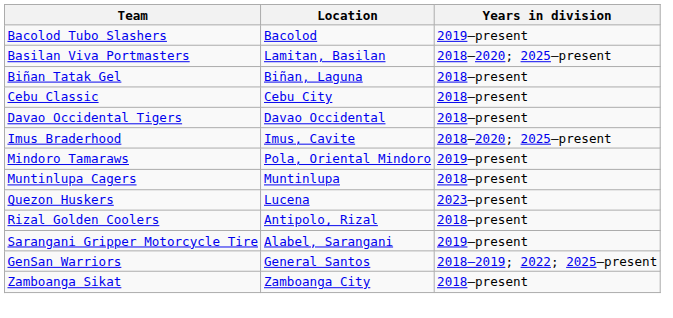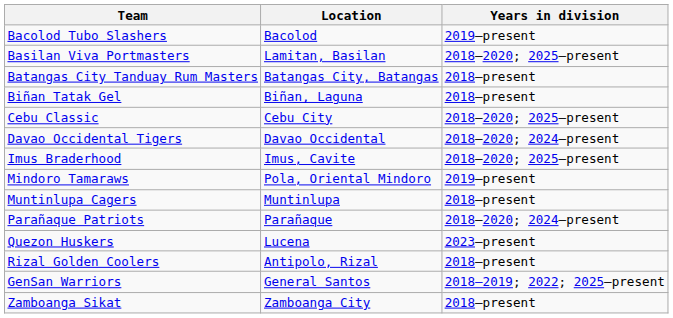+ row: (133, 76)
(483, 97) 2018–present -> (532, 118) 2018–2020; 2025–present
(483, 118) 2018–present -> (532, 138) 2018–2020; 2024–present
+ row: (76, 220)
- row: (133, 241)
